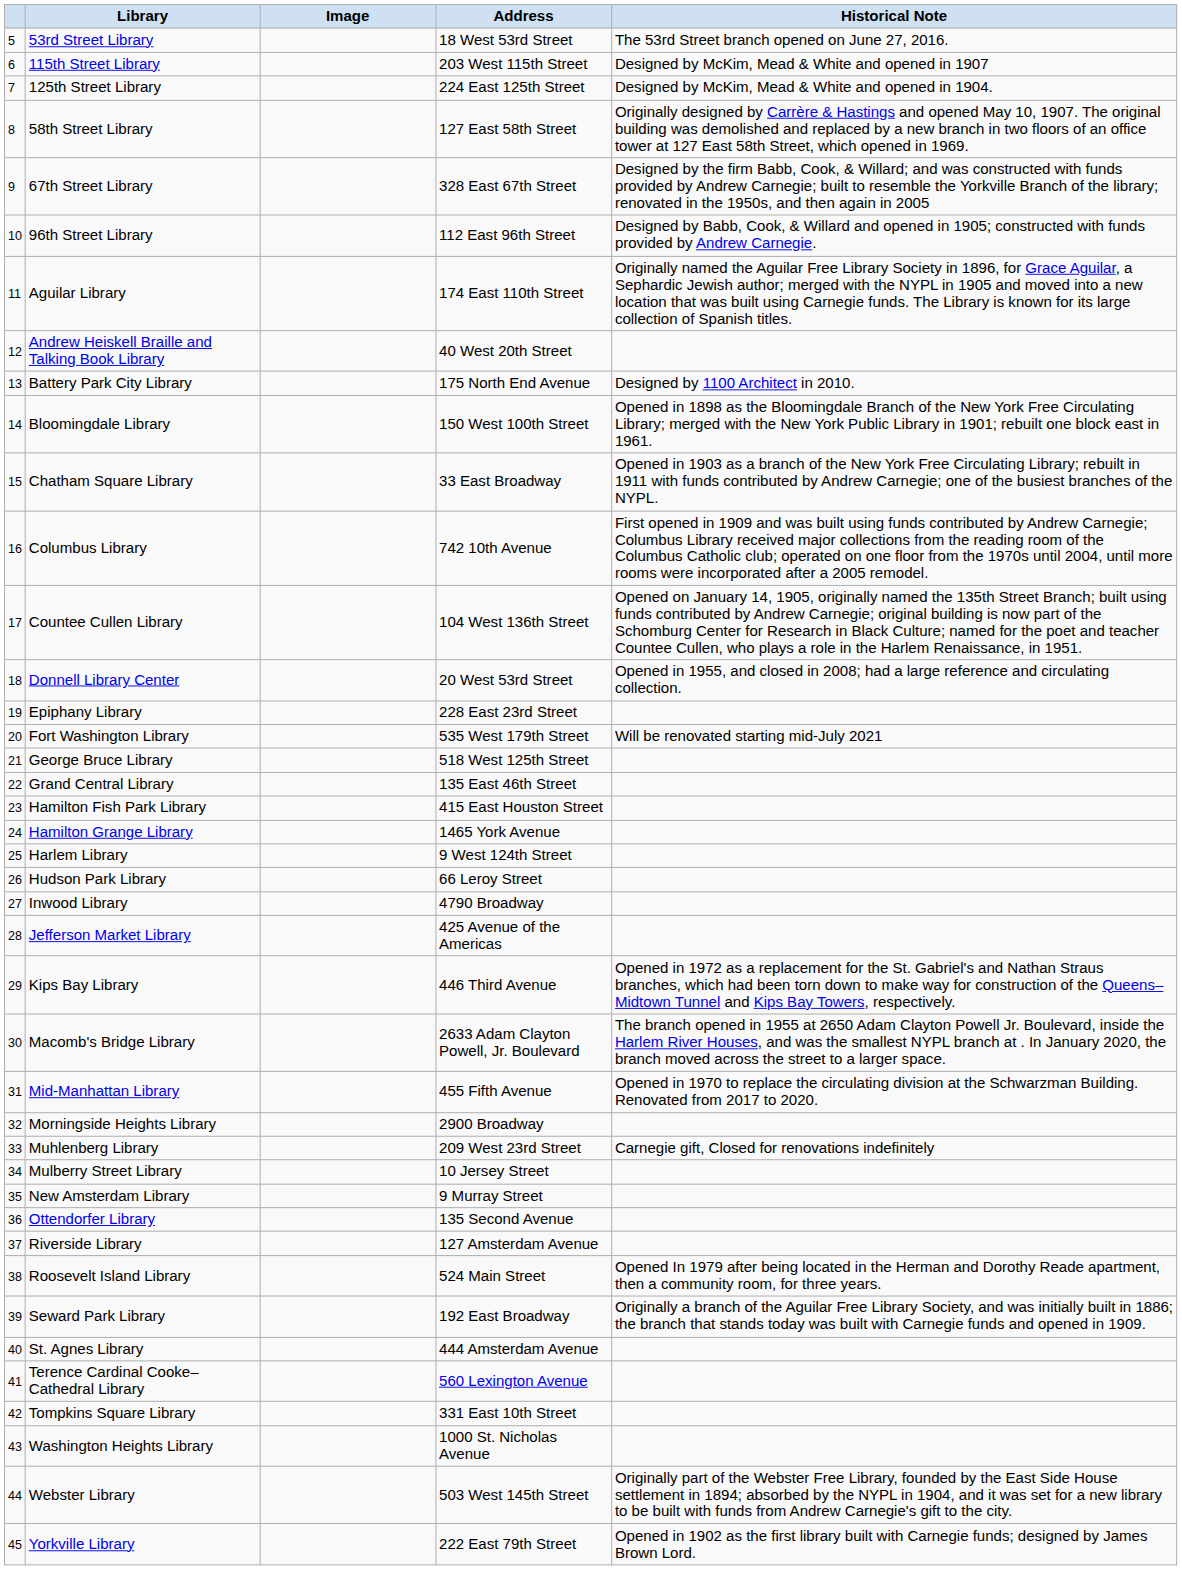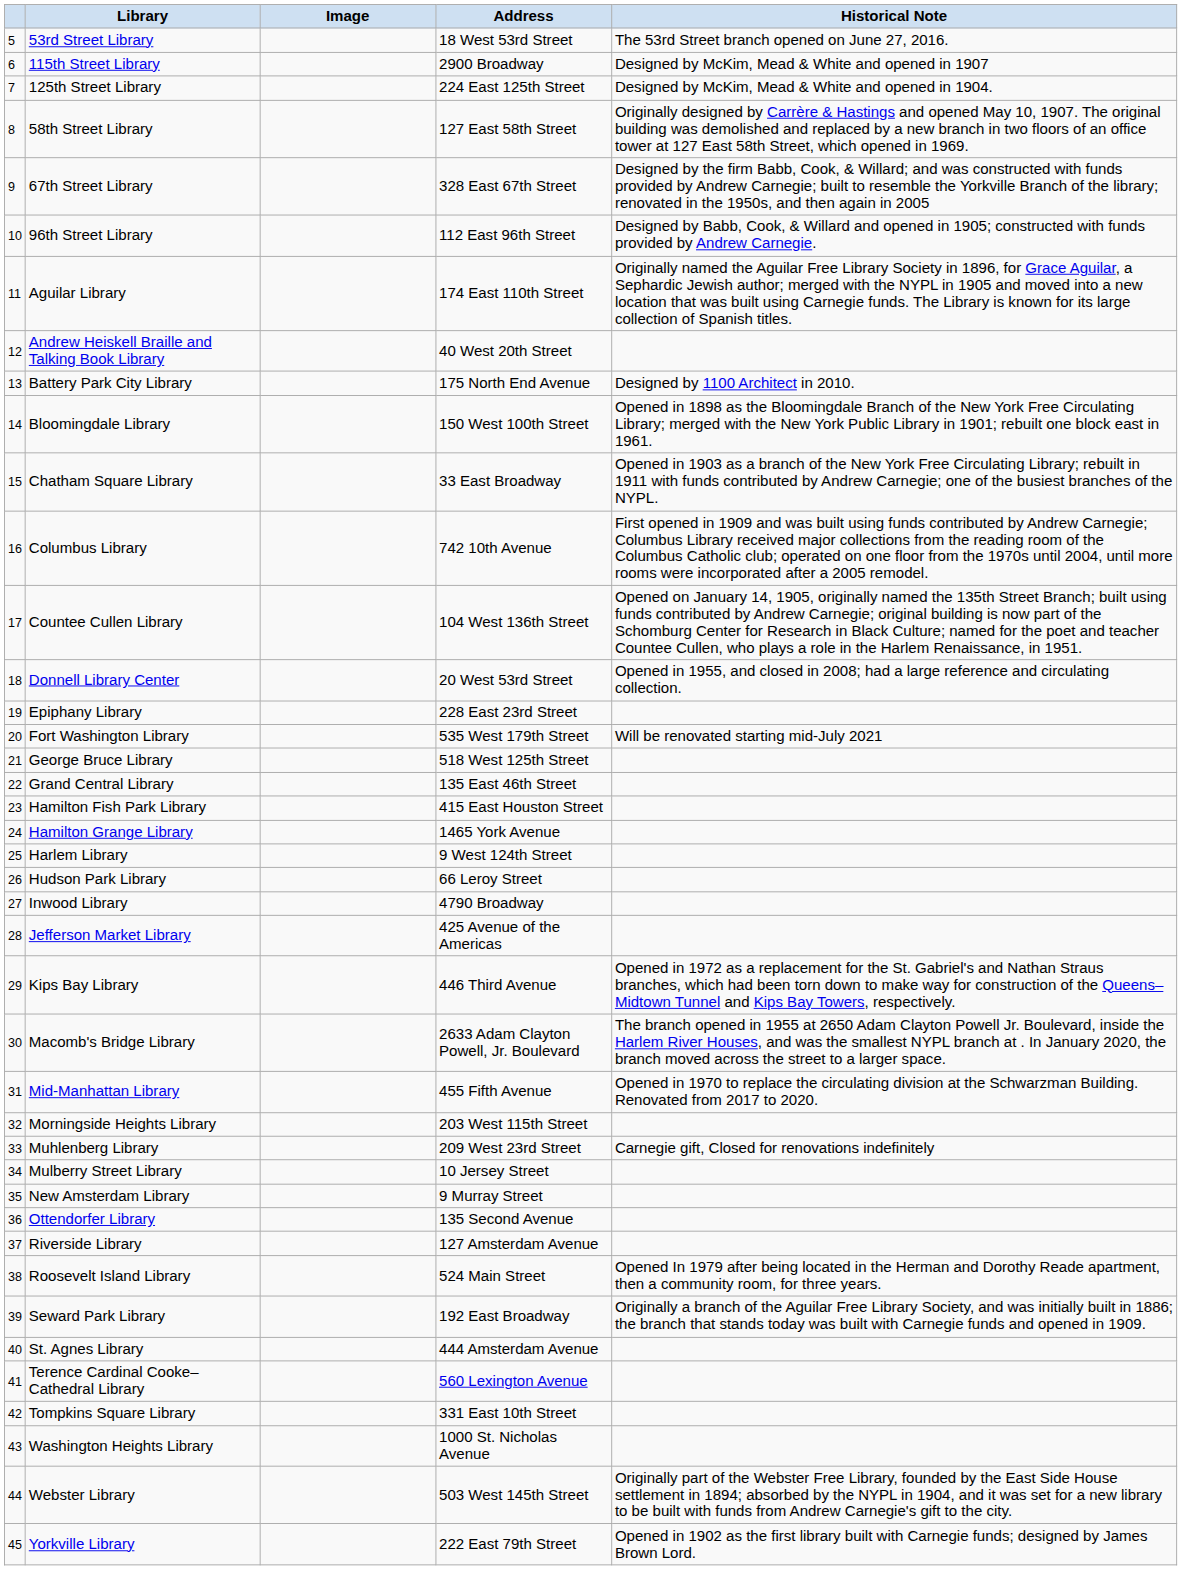(513, 64) 203 West 115th Street -> (491, 64) 2900 Broadway
(491, 1124) 2900 Broadway -> (513, 1124) 203 West 115th Street
